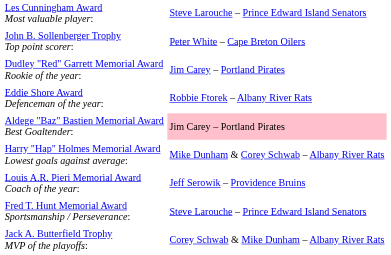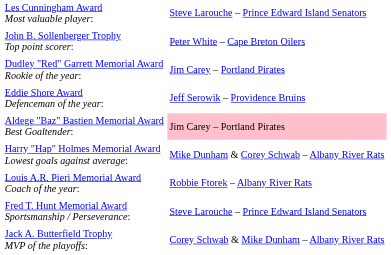(241, 98) Robbie Ftorek – Albany River Rats -> (237, 98) Jeff Serowik – Providence Bruins
(237, 183) Jeff Serowik – Providence Bruins -> (241, 183) Robbie Ftorek – Albany River Rats
